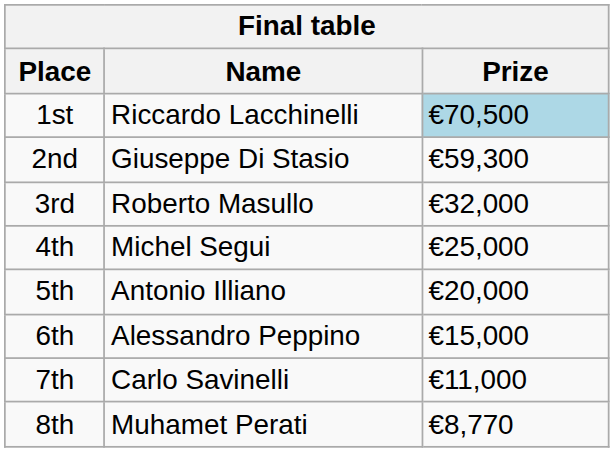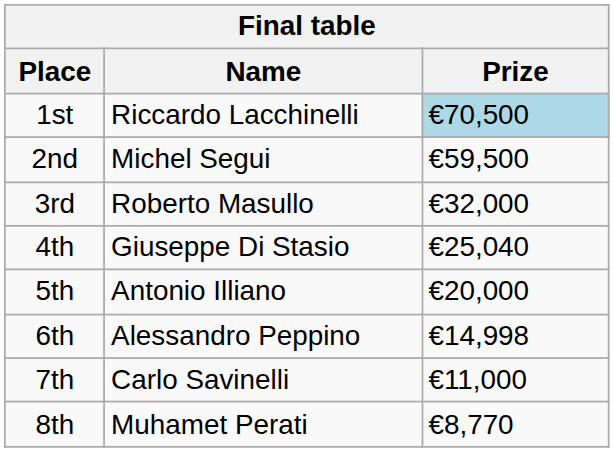(230, 159) Giuseppe Di Stasio -> (191, 159) Michel Segui
(479, 159) €59,300 -> (479, 159) €59,500
(191, 247) Michel Segui -> (230, 247) Giuseppe Di Stasio
(479, 247) €25,000 -> (479, 247) €25,040
(479, 335) €15,000 -> (479, 335) €14,998
